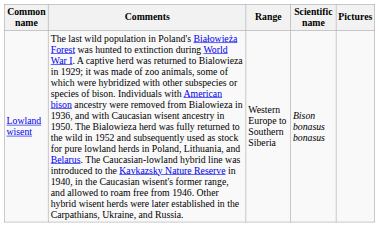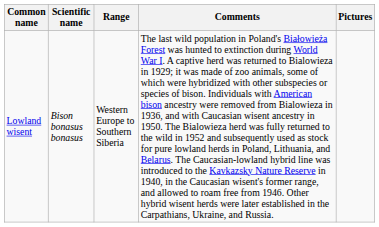columns swapped: (313, 17) <-> (147, 17)
